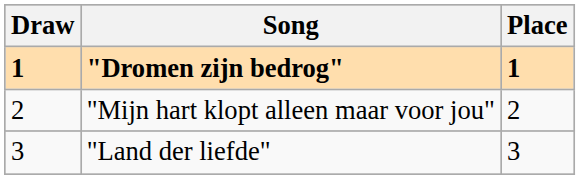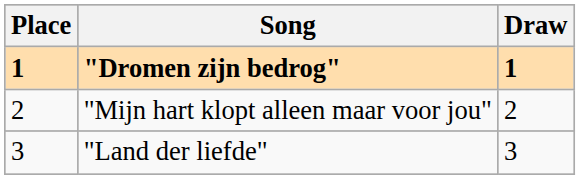columns swapped: (43, 25) <-> (537, 25)
